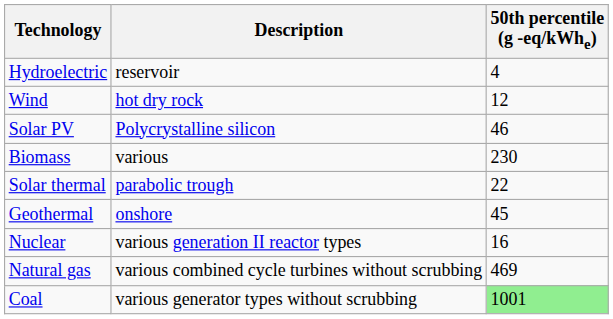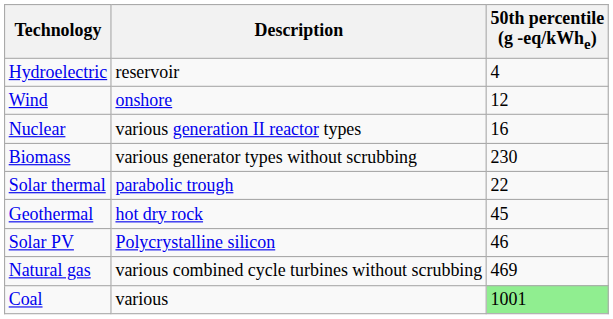(159, 100) hot dry rock -> (144, 100) onshore
rows swapped: (37, 242) <-> (41, 128)
(142, 157) various -> (266, 157) various generator types without scrubbing
(144, 214) onshore -> (159, 214) hot dry rock
(266, 299) various generator types without scrubbing -> (142, 299) various
